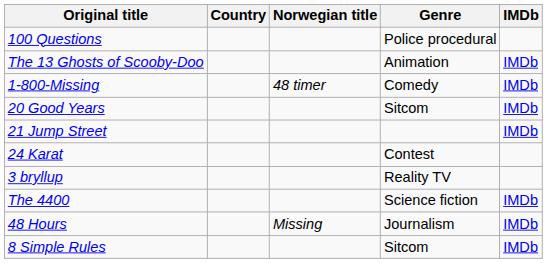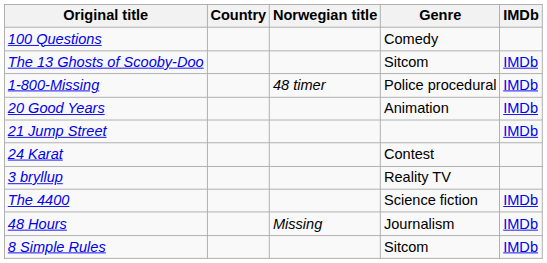(440, 39) Police procedural -> (411, 39) Comedy
(416, 62) Animation -> (406, 62) Sitcom
(411, 85) Comedy -> (440, 85) Police procedural
(406, 108) Sitcom -> (416, 108) Animation
